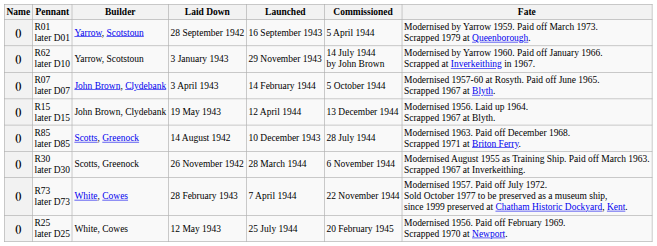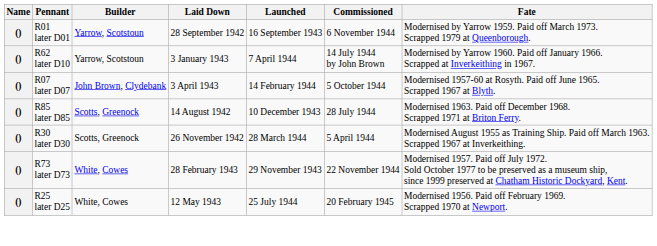(350, 32) 5 April 1944 -> (361, 32) 6 November 1944
(285, 58) 29 November 1943 -> (272, 58) 7 April 1944
- row: (52, 111)
(361, 164) 6 November 1944 -> (350, 137) 5 April 1944
(272, 196) 7 April 1944 -> (285, 169) 29 November 1943
